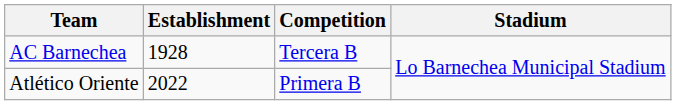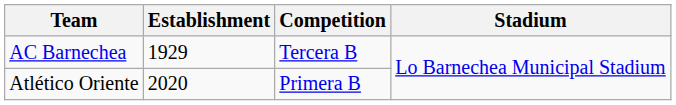(168, 52) 1928 -> (168, 52) 1929
(168, 83) 2022 -> (168, 83) 2020
